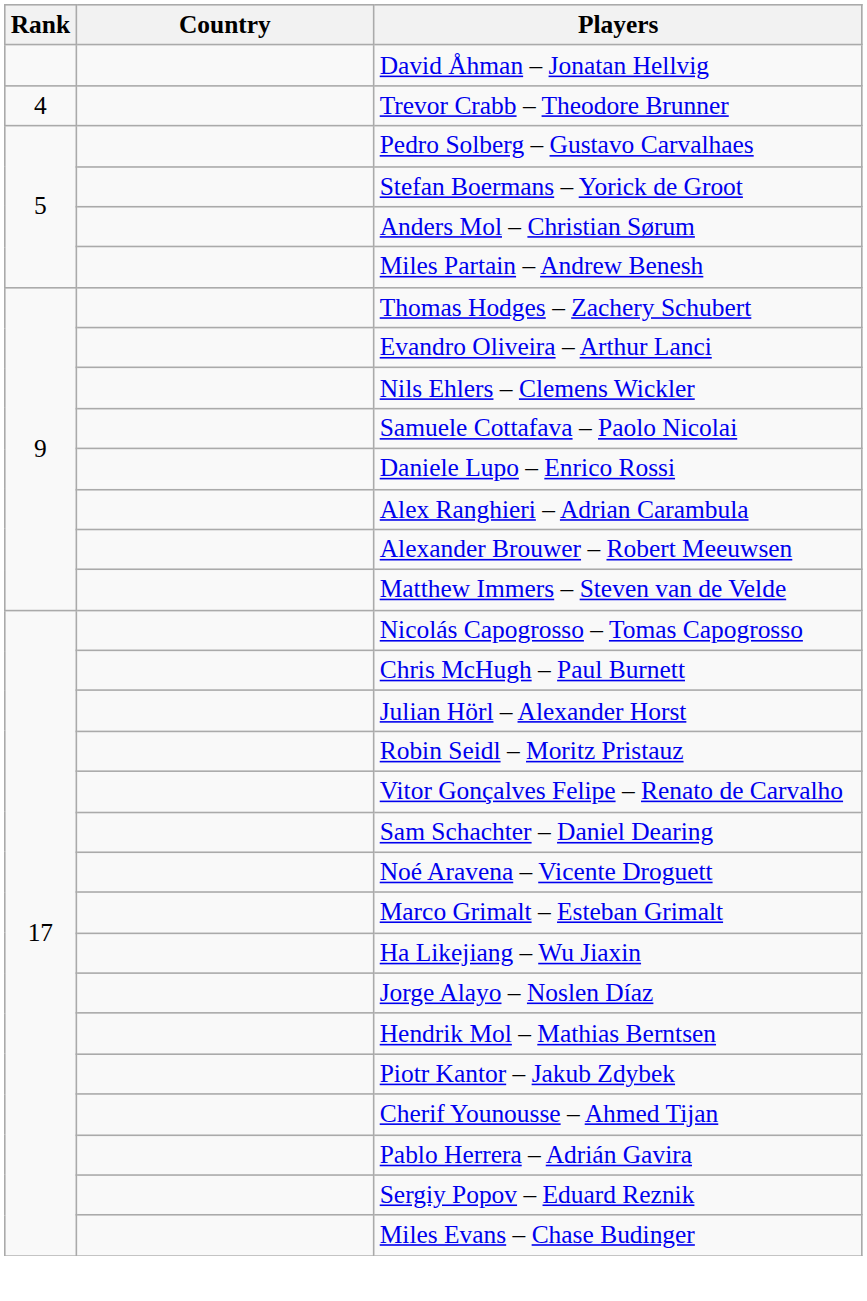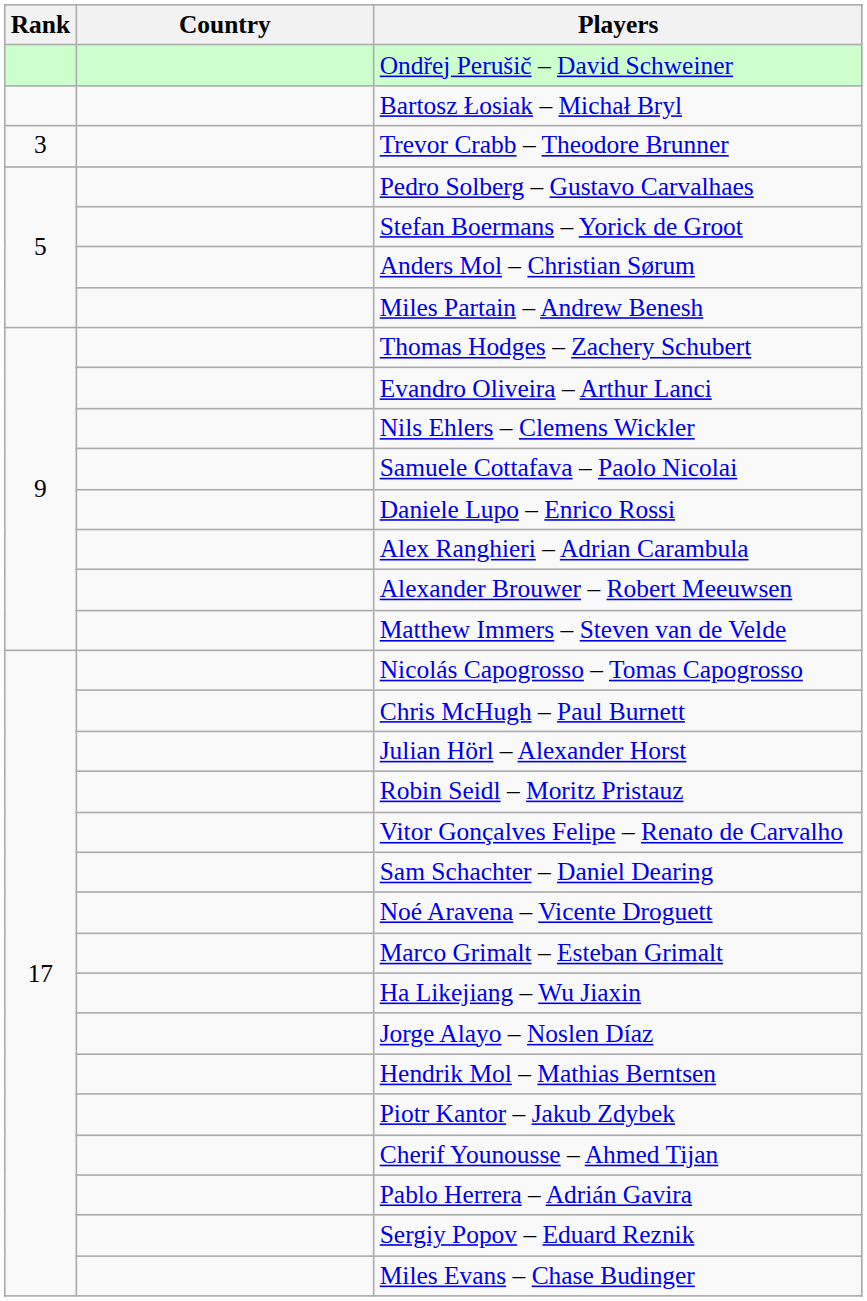+ row: (556, 65)
- row: (544, 65)
+ row: (531, 105)
(40, 105) 4 -> (40, 145) 3
